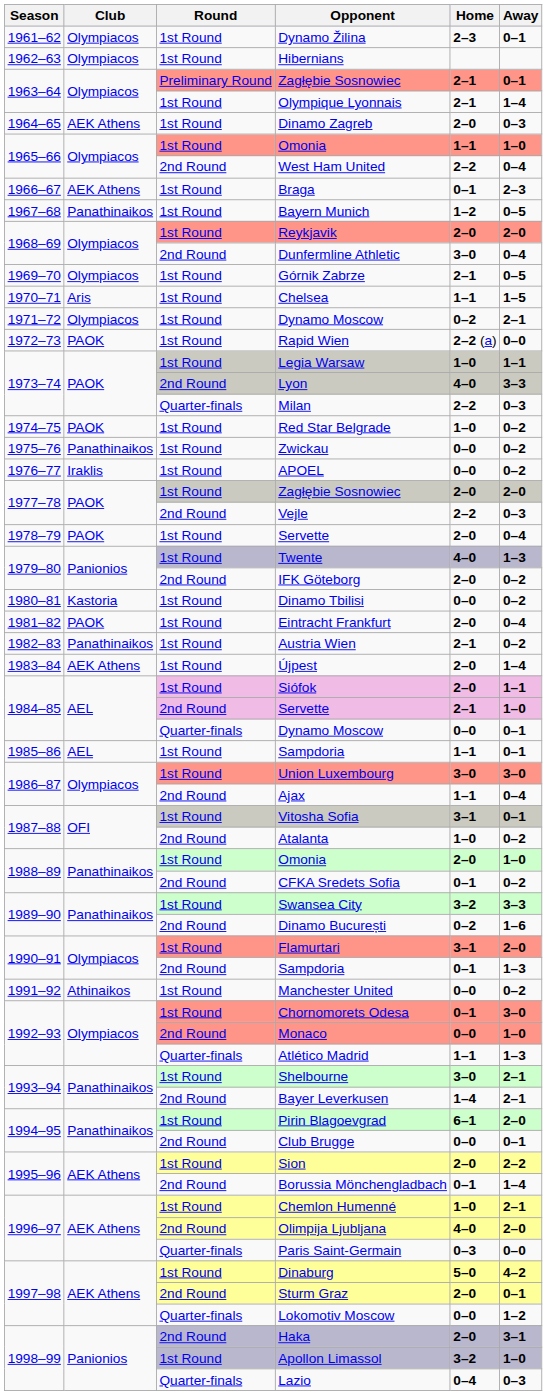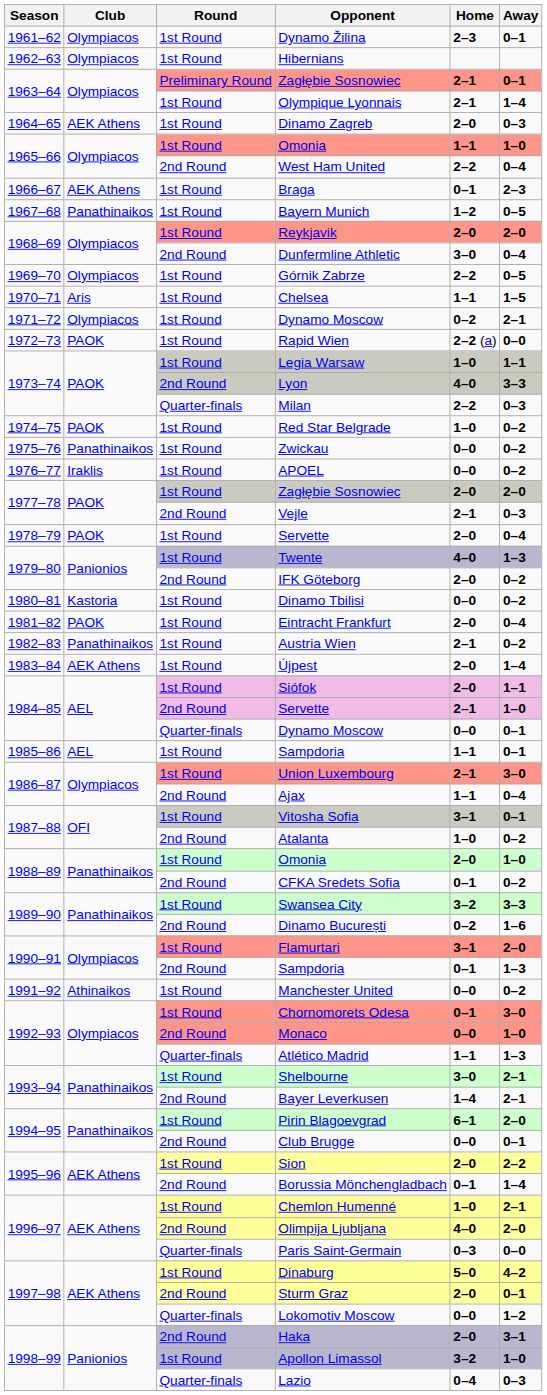(465, 275) 2–1 -> (465, 275) 2–2
(465, 514) 2–2 -> (465, 514) 2–1
(465, 773) 3–0 -> (465, 773) 2–1
